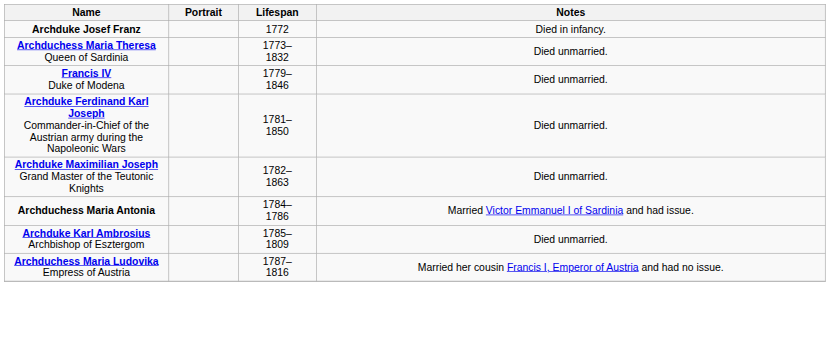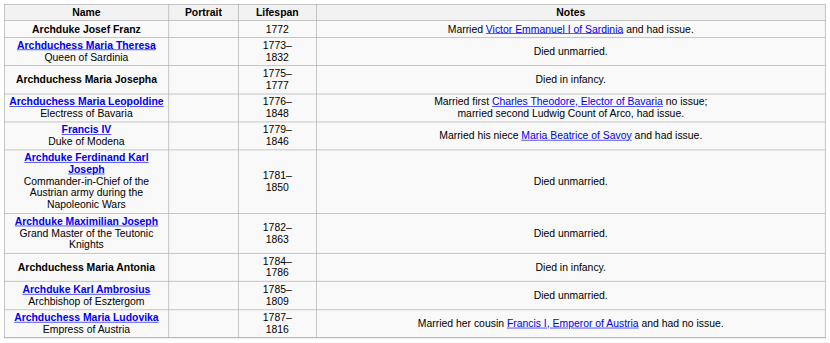(571, 29) Died in infancy. -> (571, 29) Married Victor Emmanuel I of Sardinia and had issue.
+ row: (86, 79)
+ row: (86, 107)
(571, 79) Died unmarried. -> (571, 136) Married his niece Maria Beatrice of Savoy and had issue.
(571, 211) Married Victor Emmanuel I of Sardinia and had issue. -> (571, 267) Died in infancy.
